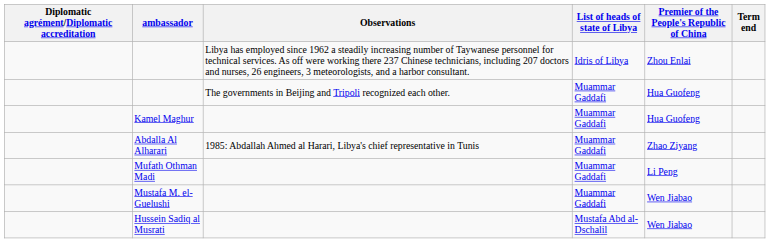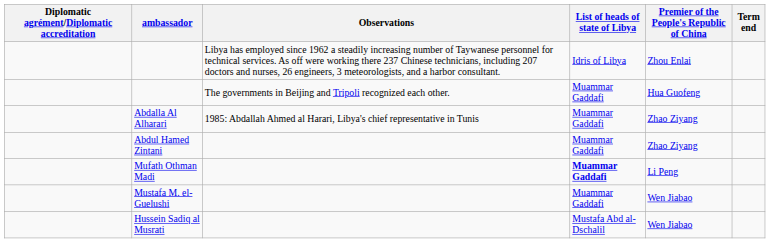- row: (164, 119)
+ row: (162, 145)
(595, 171) normal -> (595, 171) bold
